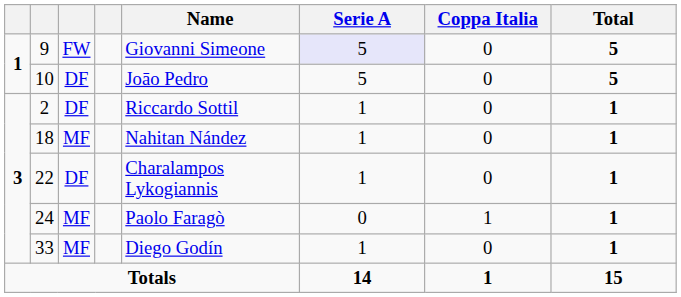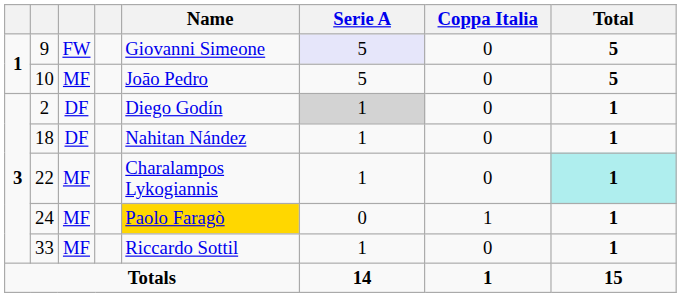(76, 78) DF -> (76, 78) MF
(182, 108) Riccardo Sottil -> (174, 108) Diego Godín
(362, 108) no background -> (362, 108) lightgrey background
(76, 138) MF -> (76, 138) DF
(76, 178) DF -> (76, 178) MF
(613, 178) no background -> (613, 178) paleturquoise background
(175, 218) no background -> (175, 218) gold background
(174, 248) Diego Godín -> (182, 248) Riccardo Sottil
